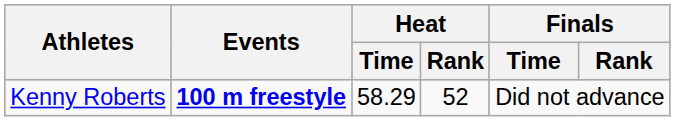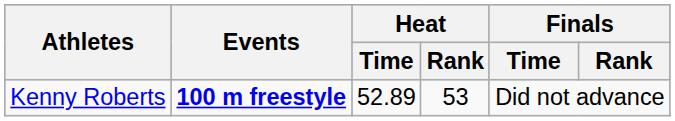(386, 98) 58.29 -> (386, 98) 52.89
(455, 98) 52 -> (455, 98) 53
